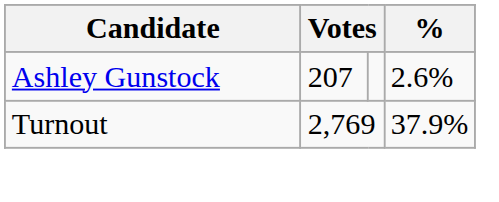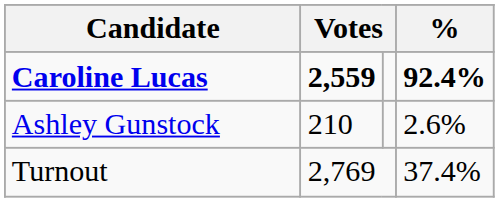+ row: (110, 76)
(330, 76) 207 -> (330, 123) 210
(430, 123) 37.9% -> (442, 171) 37.4%
